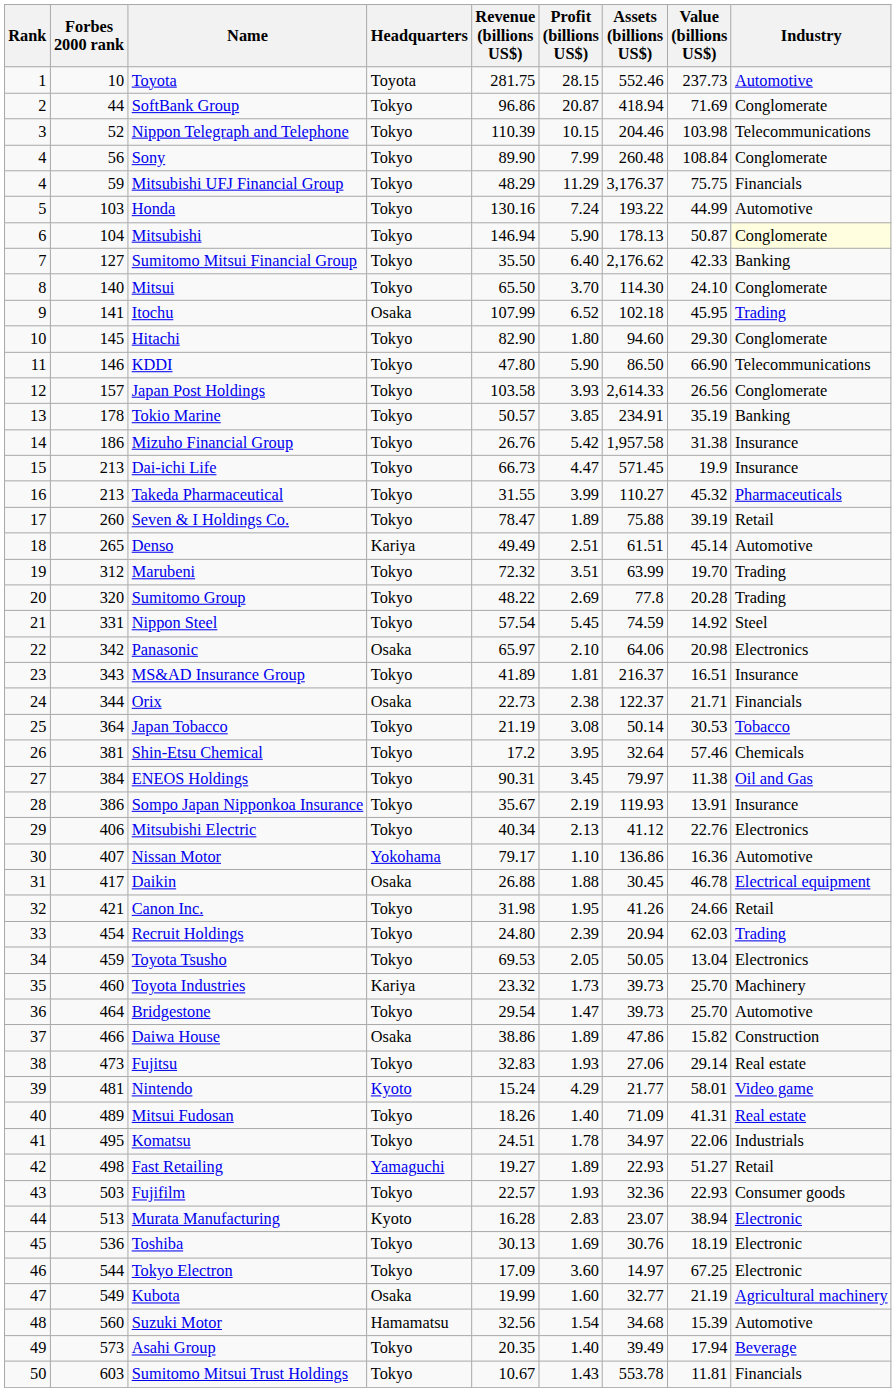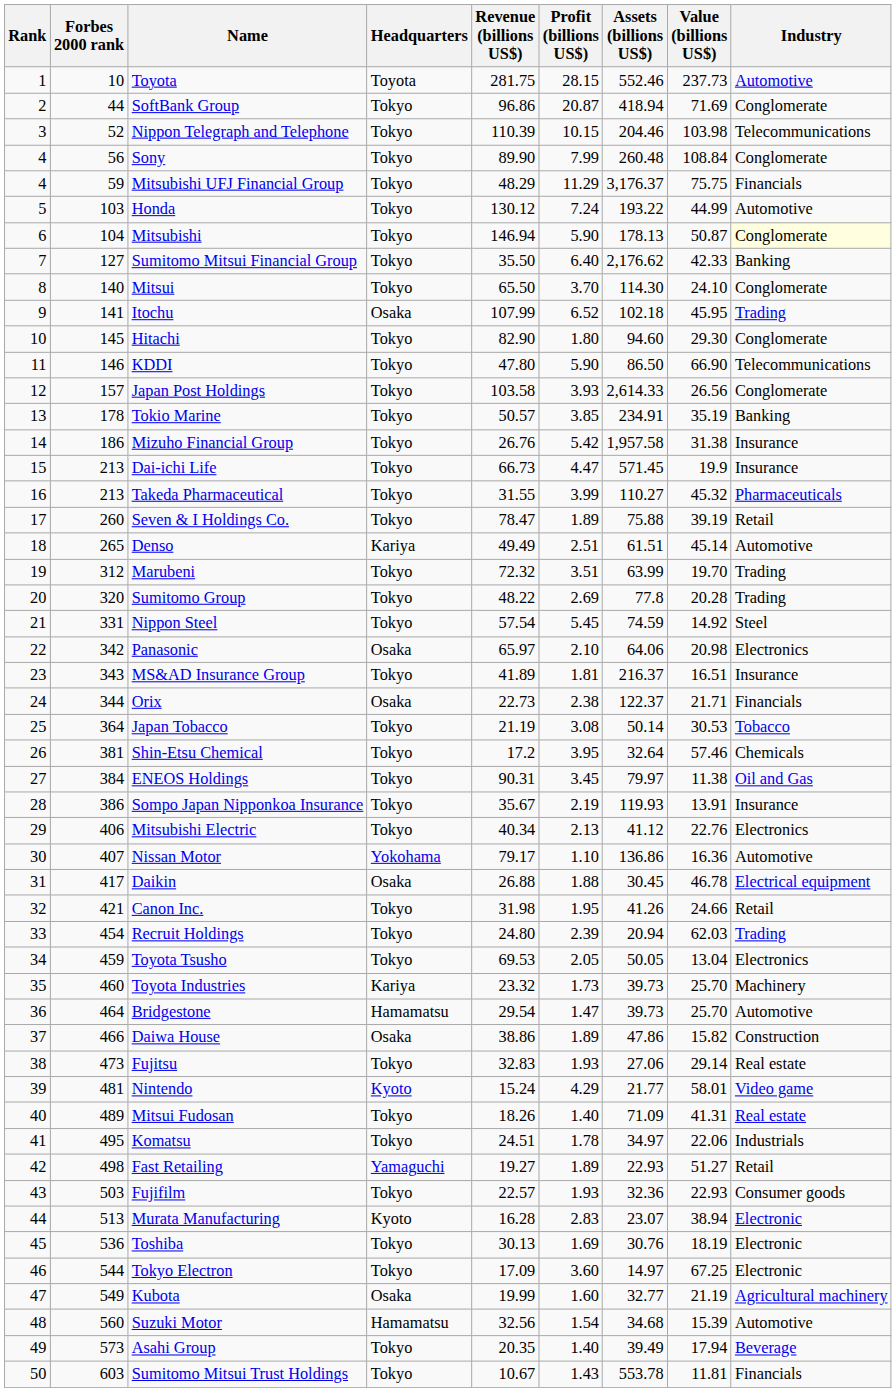(513, 209) 130.16 -> (513, 209) 130.12
(392, 1011) Tokyo -> (410, 1011) Hamamatsu
